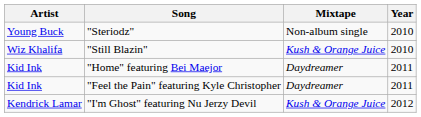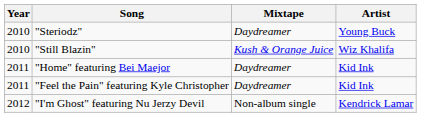columns swapped: (44, 13) <-> (402, 13)
(327, 31) Non-album single -> (262, 31) Daydreamer
(336, 103) Kush & Orange Juice -> (275, 103) Non-album single
